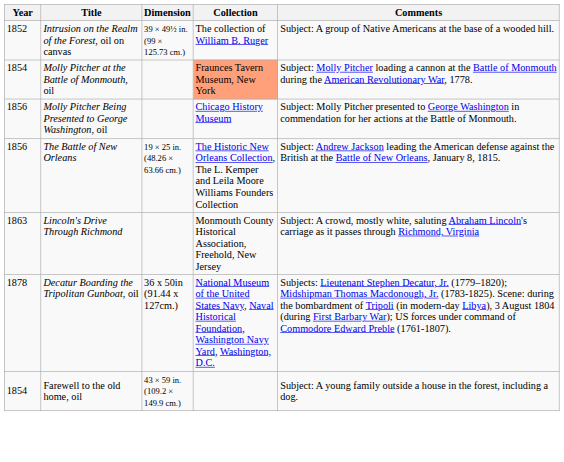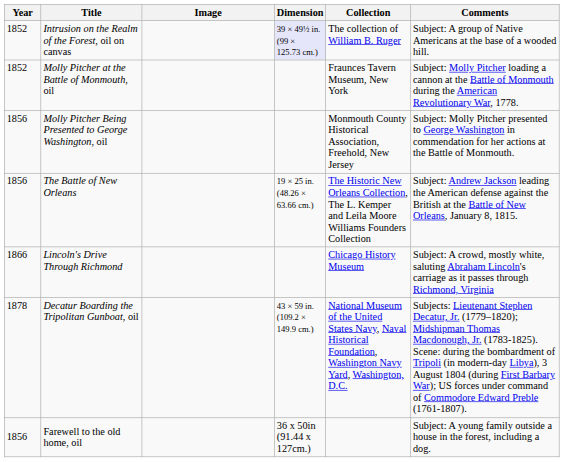+ column: (208, 12)
(166, 41) no background -> (299, 41) lavender background
(17, 68) 1854 -> (17, 68) 1852
(229, 79) lightsalmon background -> (362, 79) no background
(229, 113) Chicago History Museum -> (367, 141) Monmouth County Historical Association, Freehold, New Jersey
(17, 220) 1863 -> (17, 255) 1866
(235, 243) Monmouth County Historical Association, Freehold, New Jersey -> (362, 260) Chicago History Museum
(163, 294) 36 x 50in (91.44 x 127cm.) -> (295, 318) 43 × 59 in. (109.2 × 149.9 cm.)
(17, 391) 1854 -> (17, 437) 1856
(163, 391) 43 × 59 in. (109.2 × 149.9 cm.) -> (296, 437) 36 x 50in (91.44 x 127cm.)
